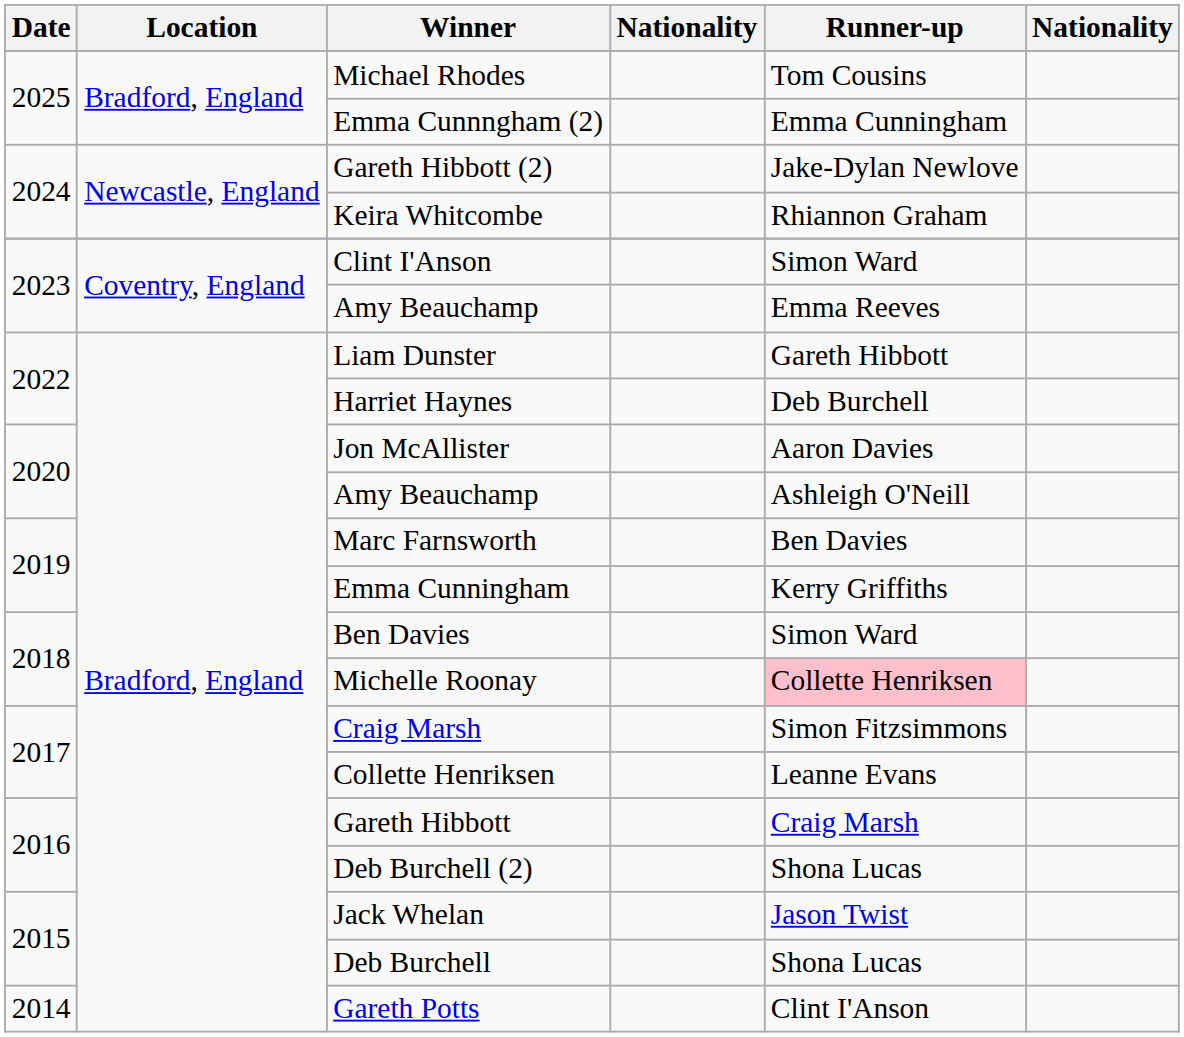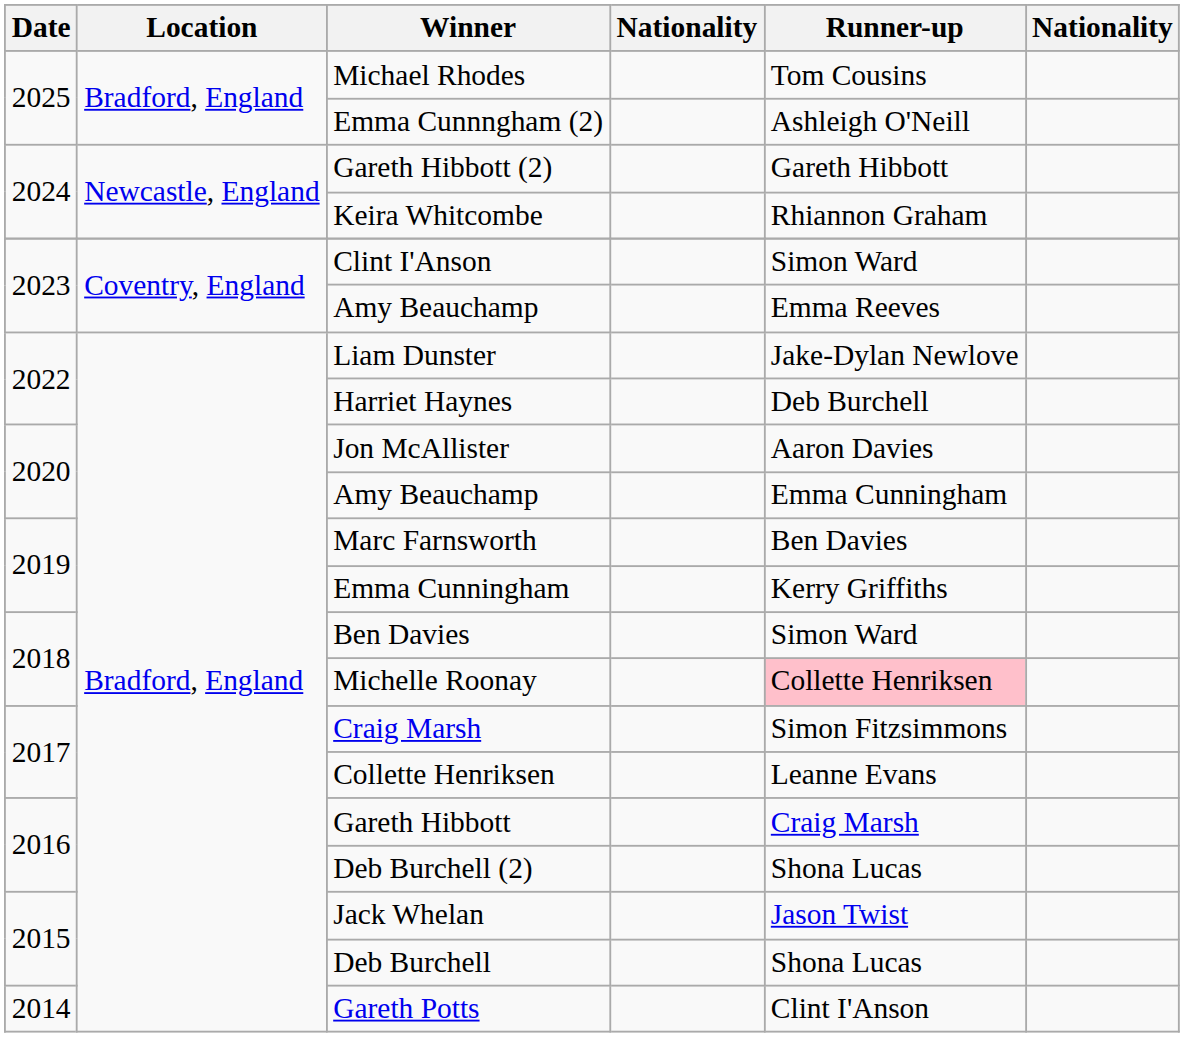(889, 121) Emma Cunningham -> (870, 121) Ashleigh O'Neill
(895, 167) Jake-Dylan Newlove -> (860, 167) Gareth Hibbott
(860, 354) Gareth Hibbott -> (895, 354) Jake-Dylan Newlove
(870, 494) Ashleigh O'Neill -> (889, 494) Emma Cunningham
